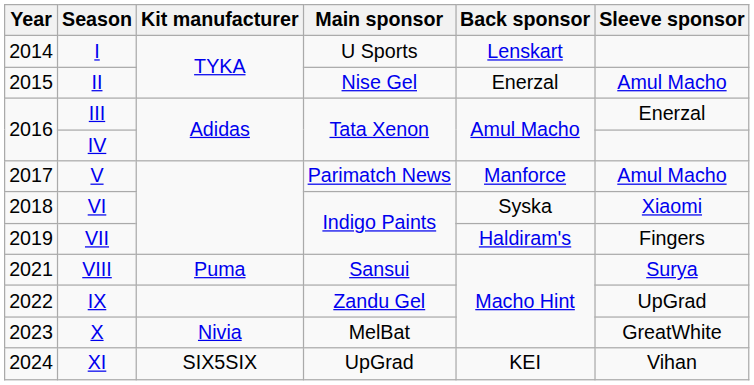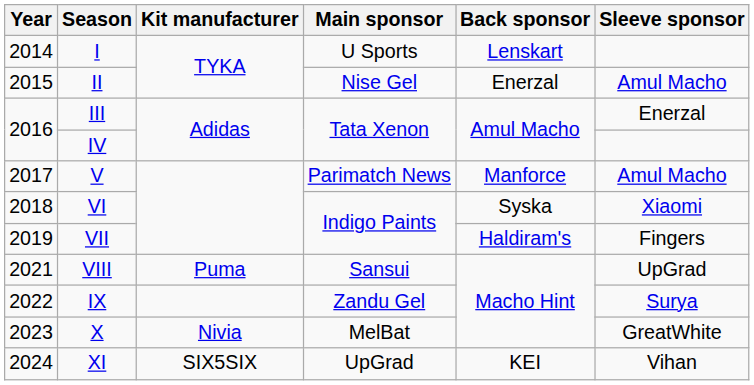(672, 269) Surya -> (672, 269) UpGrad
(672, 301) UpGrad -> (672, 301) Surya
